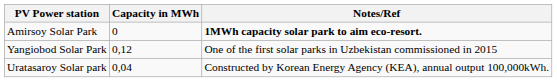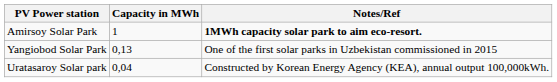(115, 31) 0 -> (115, 31) 1
(122, 49) 0,12 -> (122, 49) 0,13
